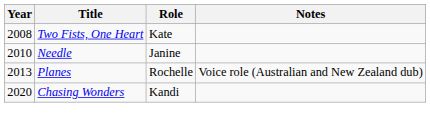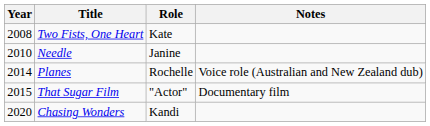(20, 72) 2013 -> (20, 72) 2014
+ row: (78, 92)
